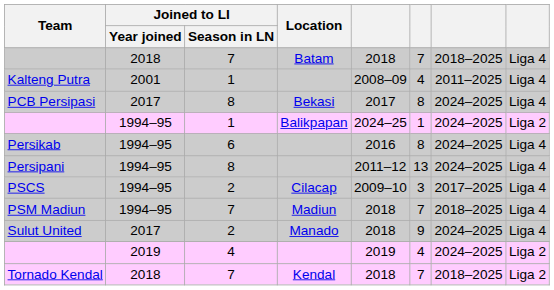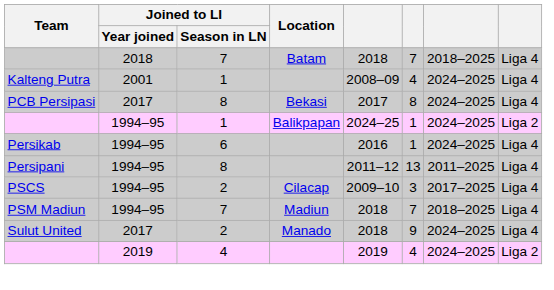(469, 79) 2011–2025 -> (461, 79) 2024–2025
(421, 144) 8 -> (413, 144) 1
(469, 166) 2024–2025 -> (461, 166) 2011–2025
- row: (55, 274)
